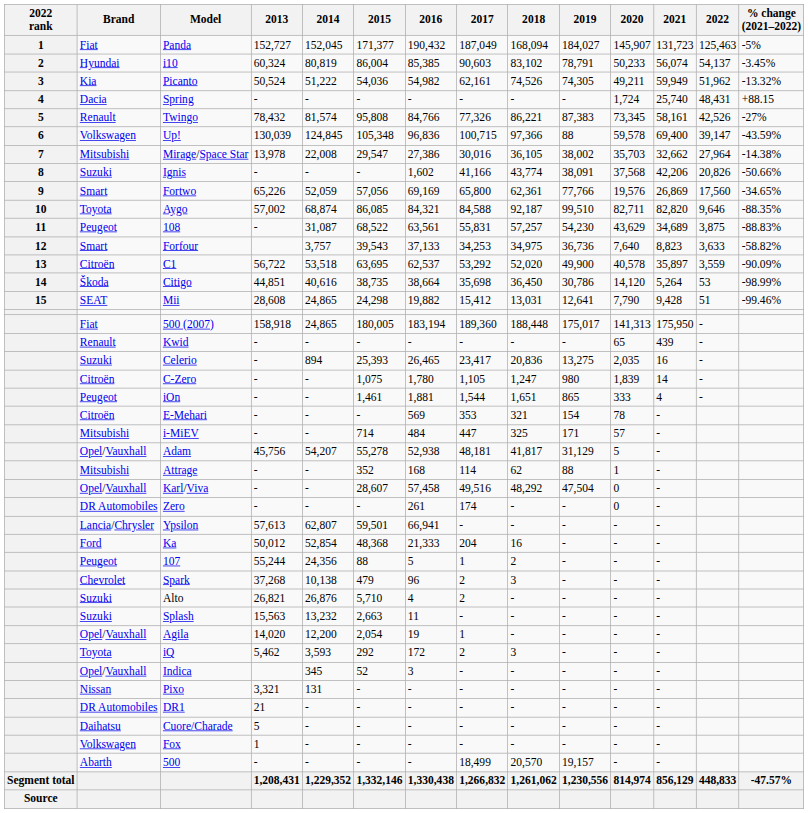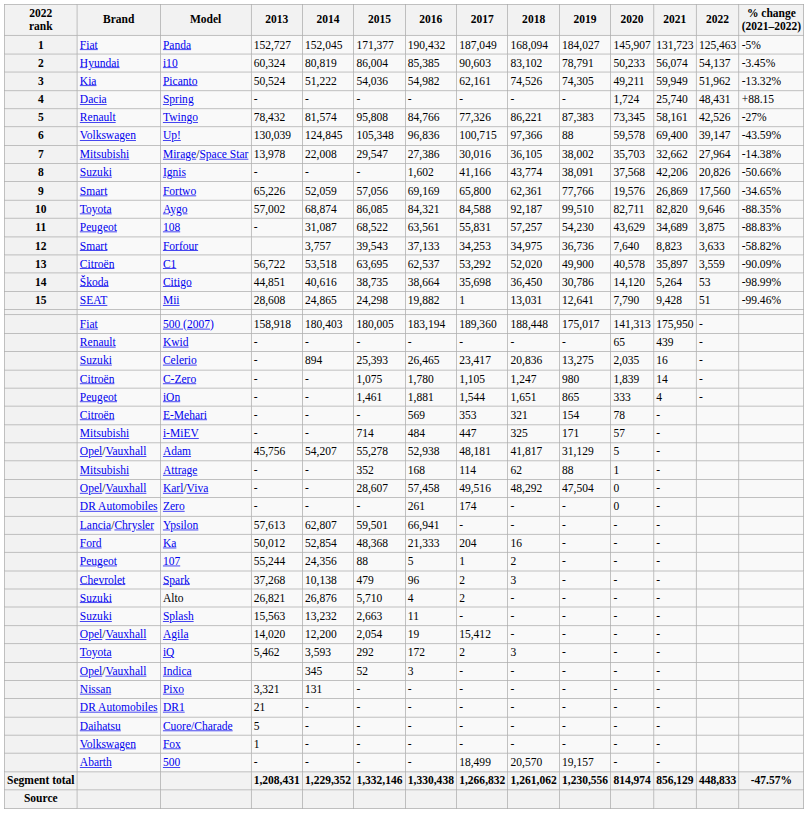(475, 300) 15,412 -> (462, 300) 1
(321, 324) 24,865 -> (324, 324) 180,403
(462, 634) 1 -> (475, 634) 15,412
